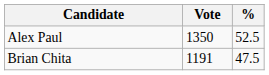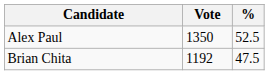(199, 59) 1191 -> (199, 59) 1192
